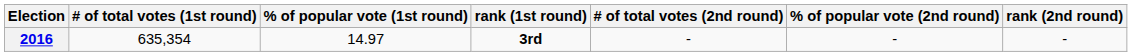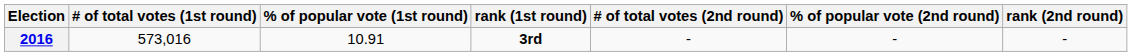(164, 39) 635,354 -> (164, 39) 573,016
(366, 39) 14.97 -> (366, 39) 10.91
